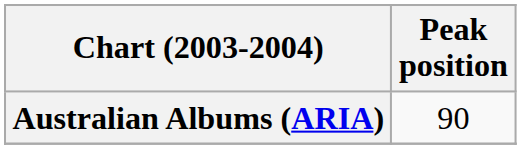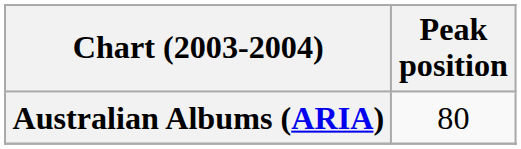(453, 117) 90 -> (453, 117) 80
